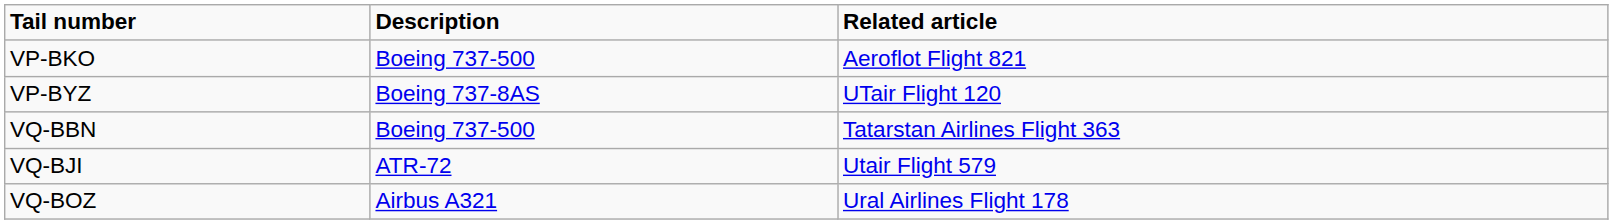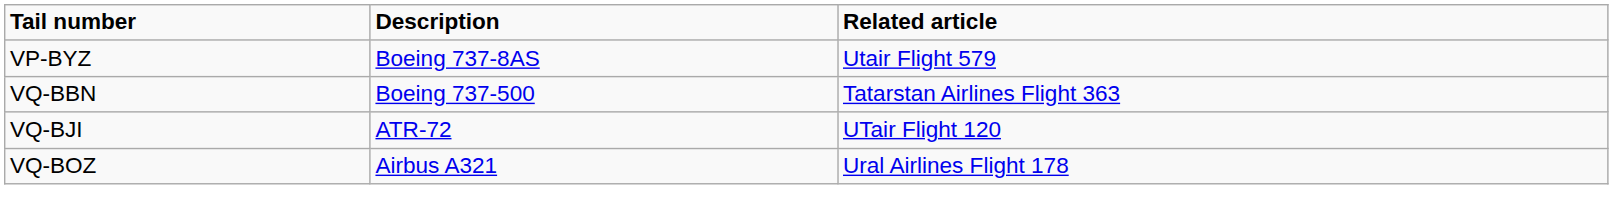- row: (53, 58)
(922, 93) UTair Flight 120 -> (919, 58) Utair Flight 579
(919, 165) Utair Flight 579 -> (922, 129) UTair Flight 120
